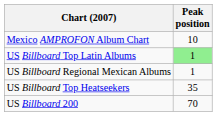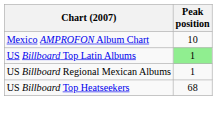(193, 87) 35 -> (193, 87) 68
- row: (42, 103)
